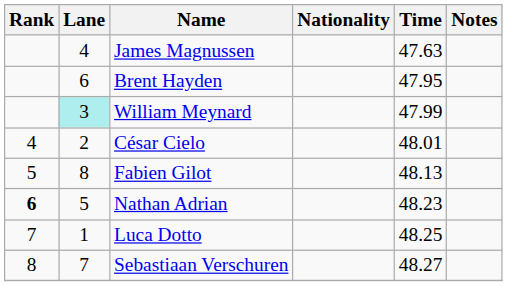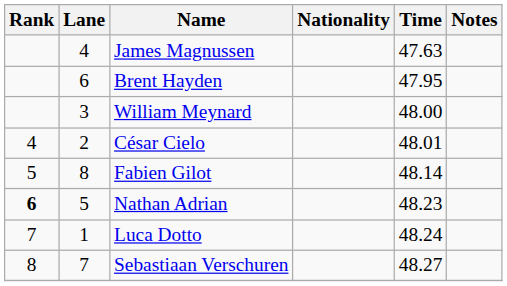(84, 111) paleturquoise background -> (84, 111) no background
(421, 111) 47.99 -> (421, 111) 48.00
(421, 173) 48.13 -> (421, 173) 48.14
(421, 234) 48.25 -> (421, 234) 48.24
